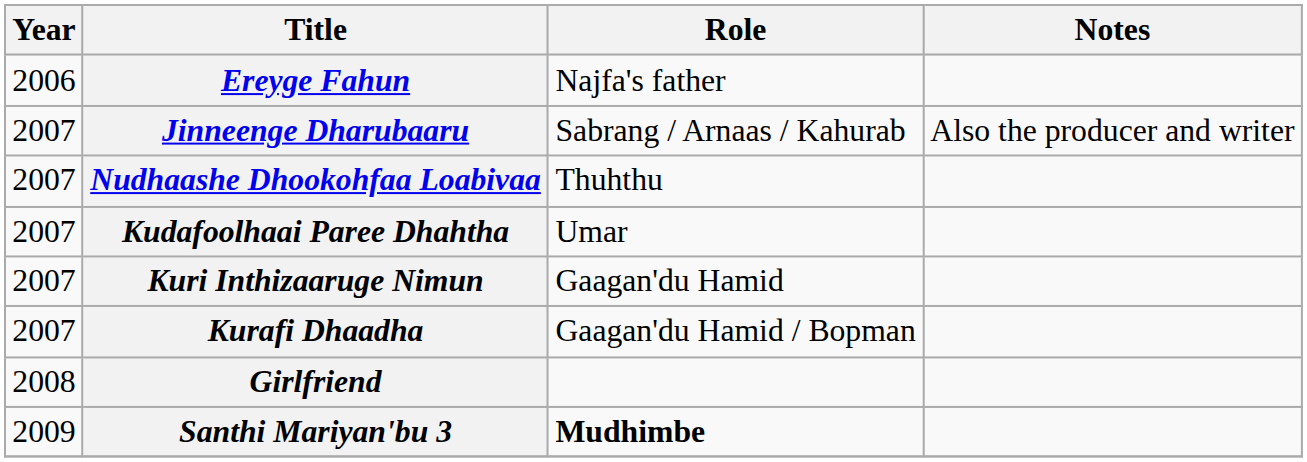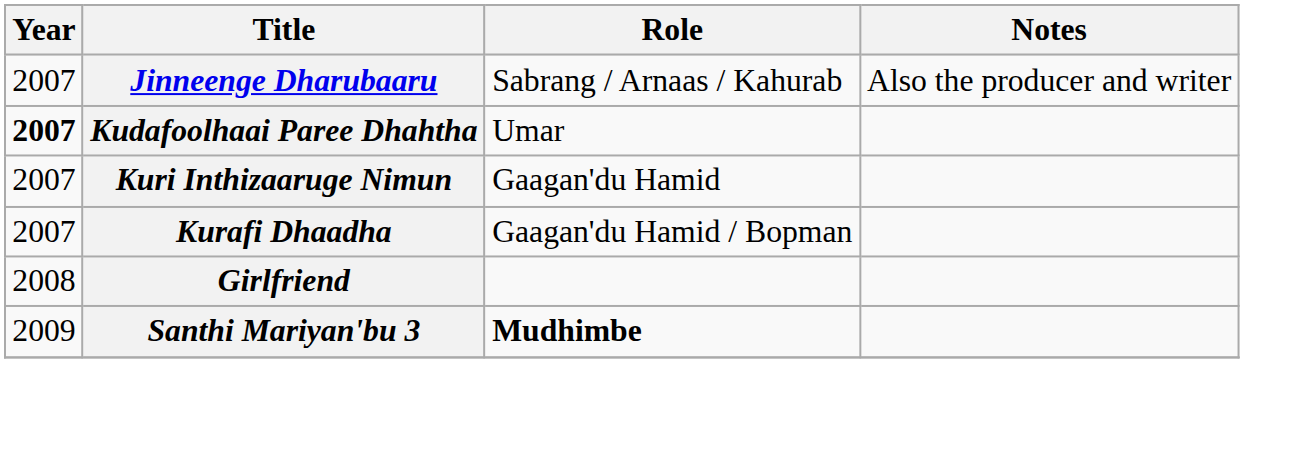- row: (316, 79)
- row: (316, 180)
(44, 230) normal -> (44, 130) bold
